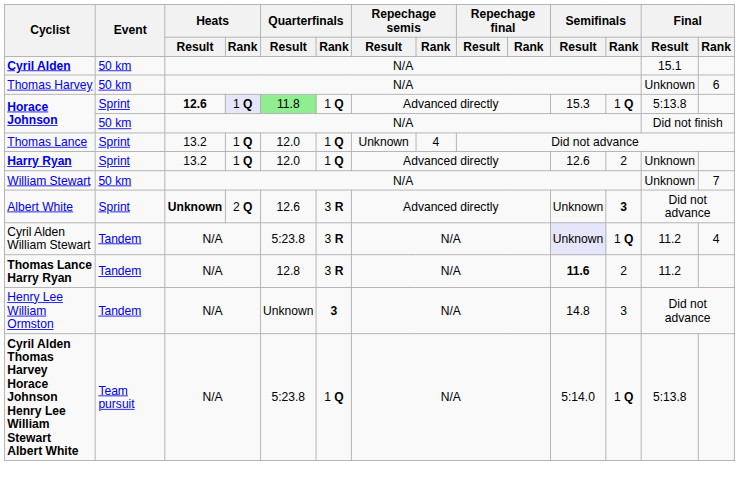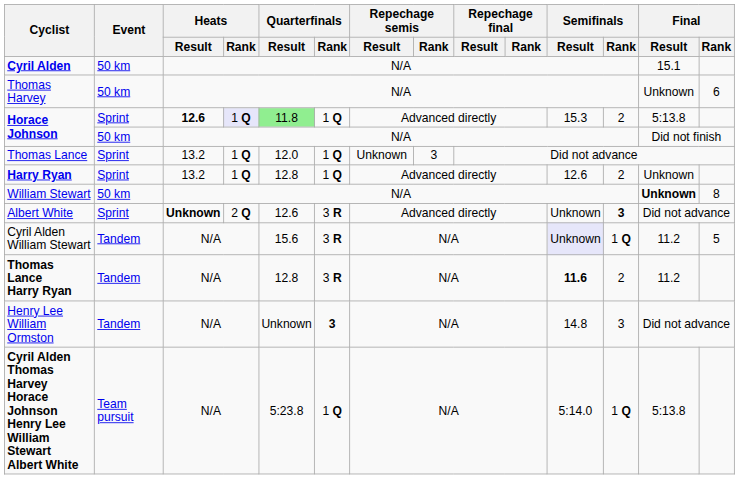(624, 104) 1 Q -> (621, 118) 2
(436, 142) 4 -> (434, 156) 3
(288, 162) 12.0 -> (287, 175) 12.8
(670, 181) normal -> (669, 194) bold
(716, 181) 7 -> (716, 194) 8
(288, 239) 5:23.8 -> (287, 239) 15.6
(716, 239) 4 -> (716, 239) 5
